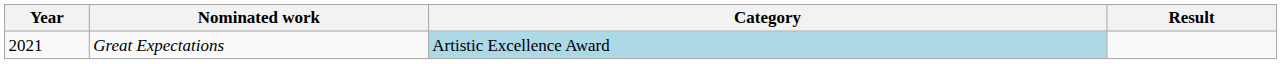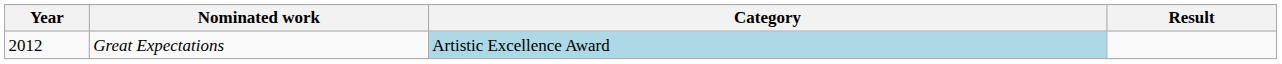(25, 44) 2021 -> (25, 44) 2012
